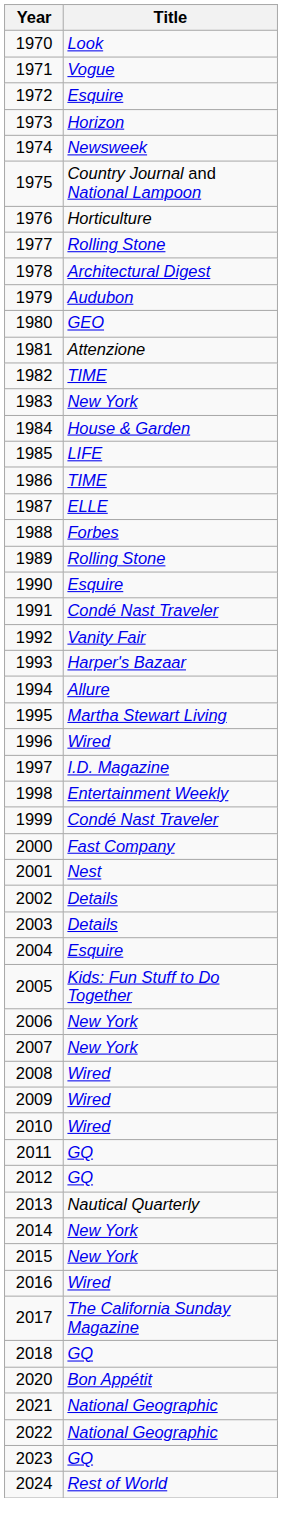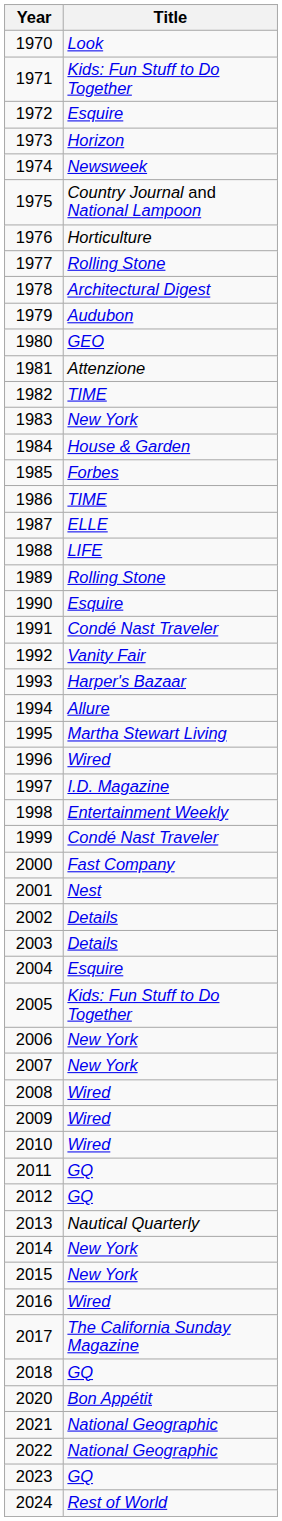(91, 69) Vogue -> (143, 79) Kids: Fun Stuff to Do Together
(85, 454) LIFE -> (93, 472) Forbes
(93, 532) Forbes -> (85, 551) LIFE
